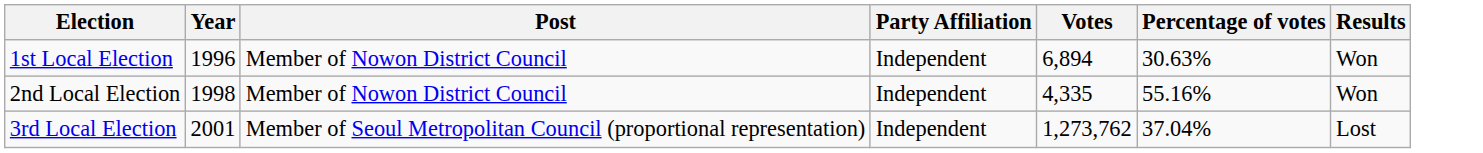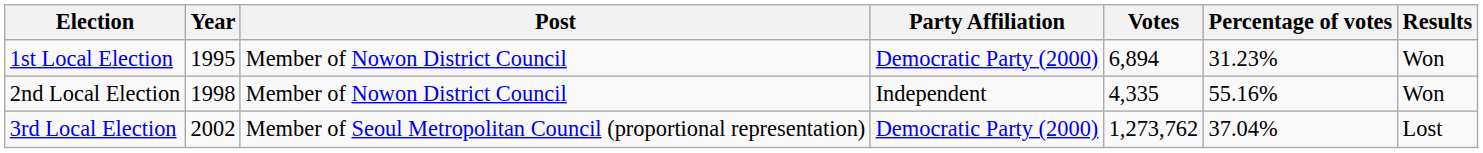(213, 57) 1996 -> (213, 57) 1995
(931, 57) Independent -> (987, 57) Democratic Party (2000)
(1177, 57) 30.63% -> (1243, 57) 31.23%
(213, 128) 2001 -> (213, 128) 2002
(931, 128) Independent -> (987, 128) Democratic Party (2000)
